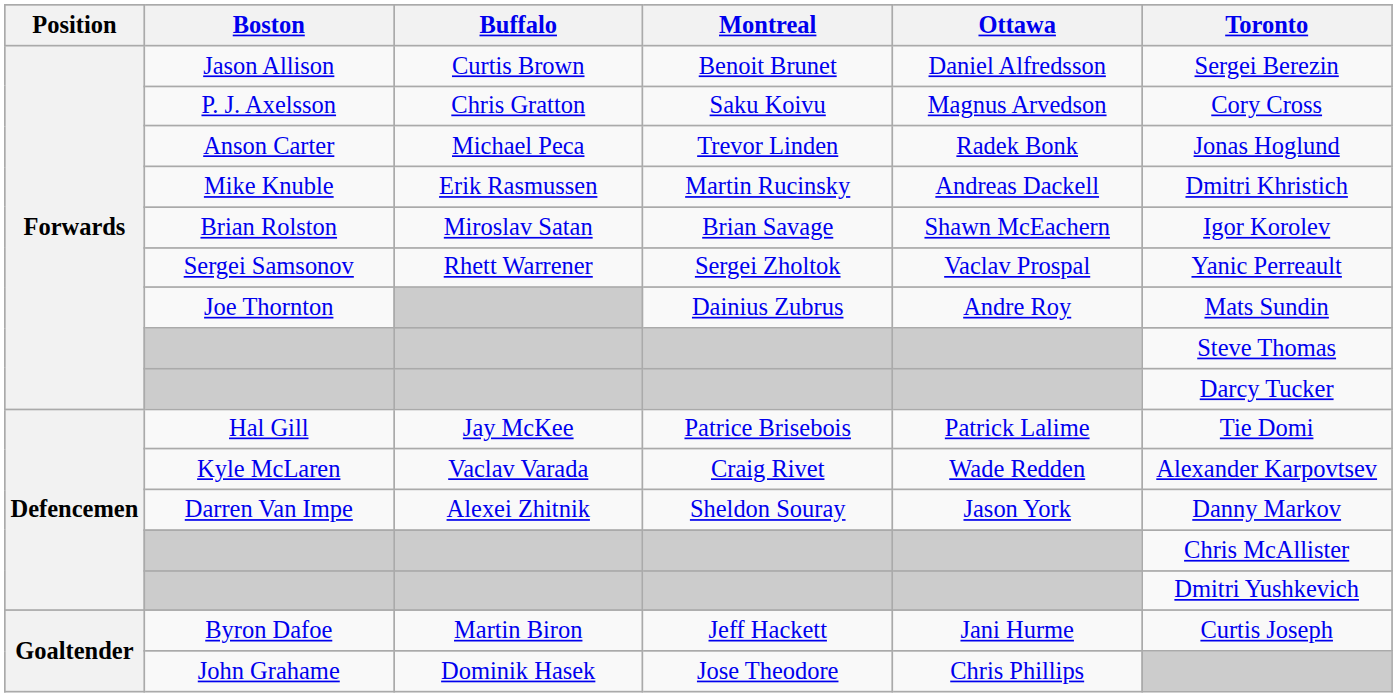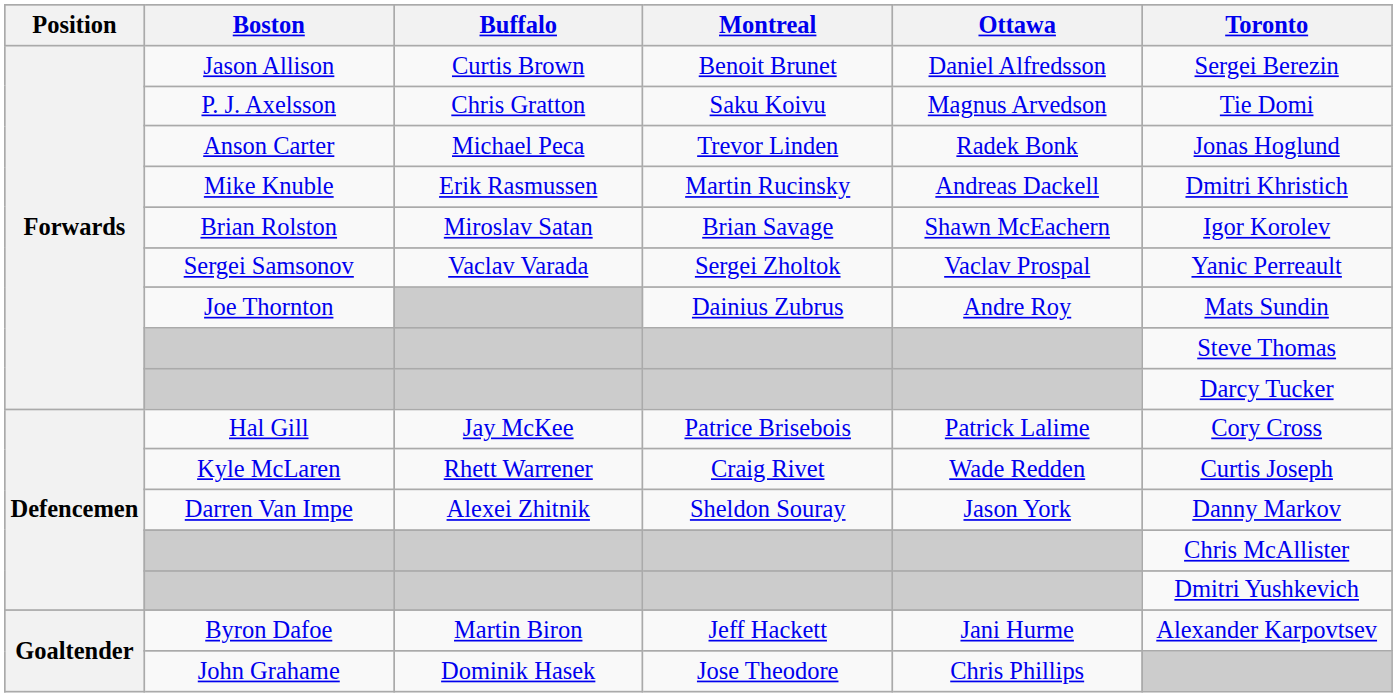(1267, 105) Cory Cross -> (1267, 105) Tie Domi
(518, 267) Rhett Warrener -> (518, 267) Vaclav Varada
(1267, 428) Tie Domi -> (1267, 428) Cory Cross
(518, 469) Vaclav Varada -> (518, 469) Rhett Warrener
(1267, 469) Alexander Karpovtsev -> (1267, 469) Curtis Joseph
(1267, 630) Curtis Joseph -> (1267, 630) Alexander Karpovtsev
